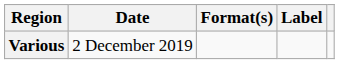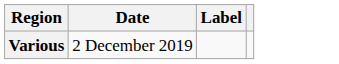- column: (237, 17)
